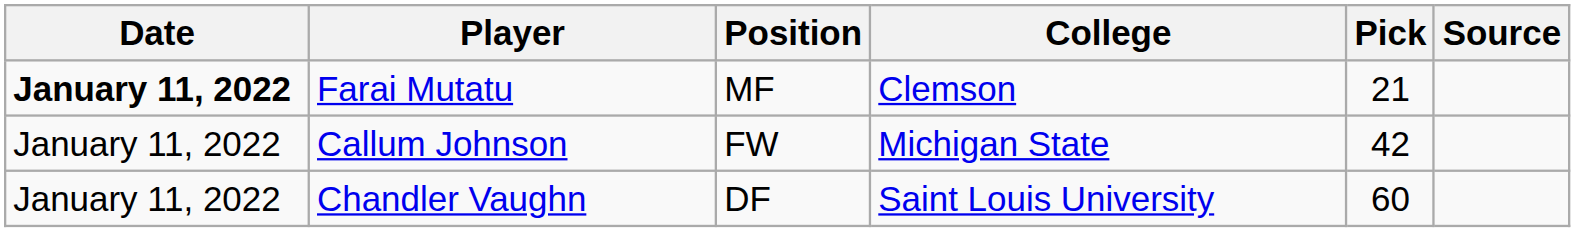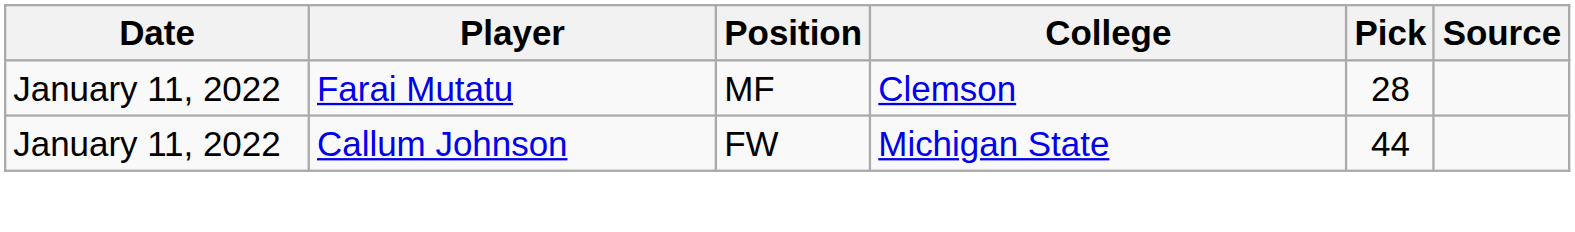(152, 88) bold -> (147, 88) normal
(1390, 88) 21 -> (1390, 88) 28
(1390, 144) 42 -> (1390, 144) 44
- row: (452, 199)
